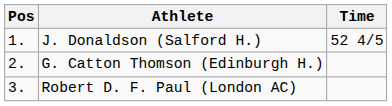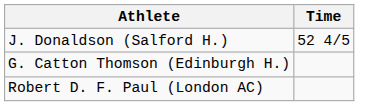- column: (21, 17)
